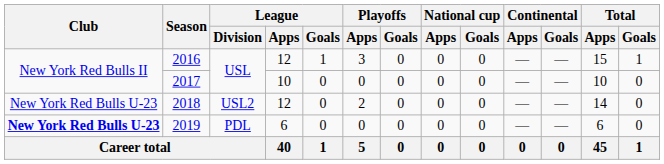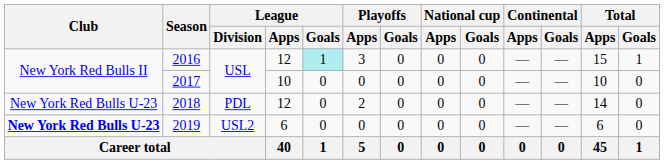(323, 59) no background -> (323, 59) paleturquoise background
(238, 103) USL2 -> (238, 103) PDL
(238, 125) PDL -> (238, 125) USL2
